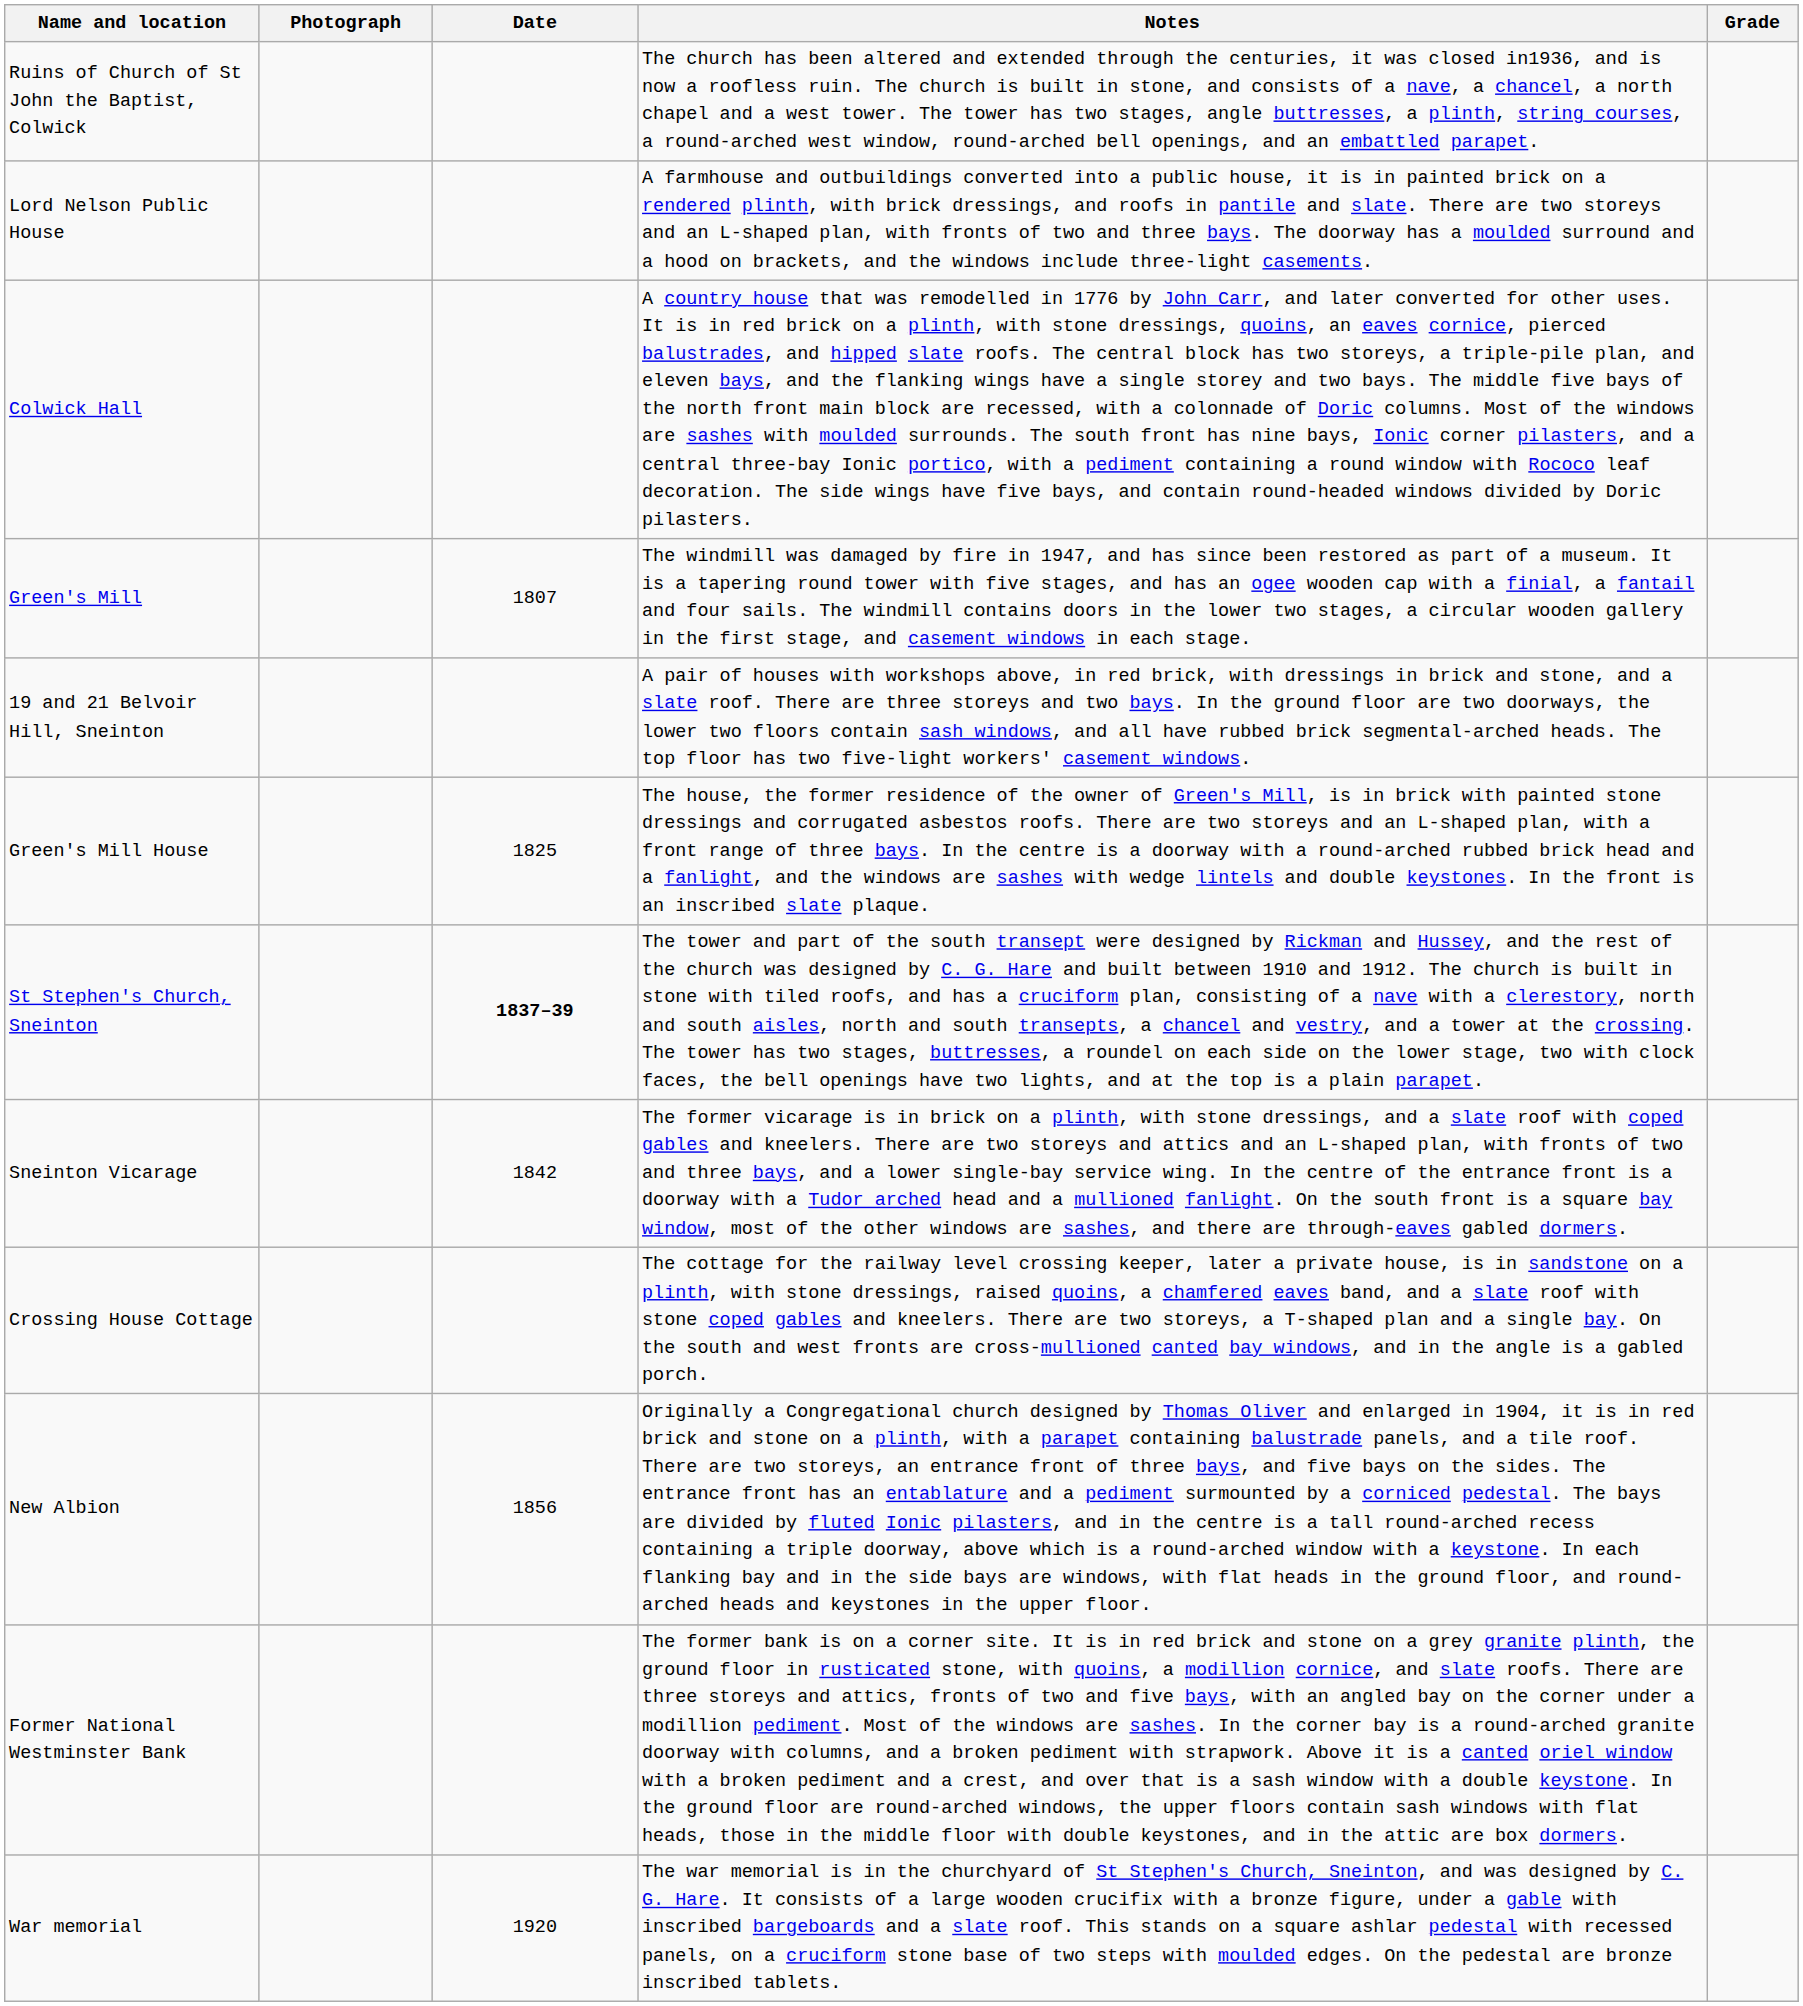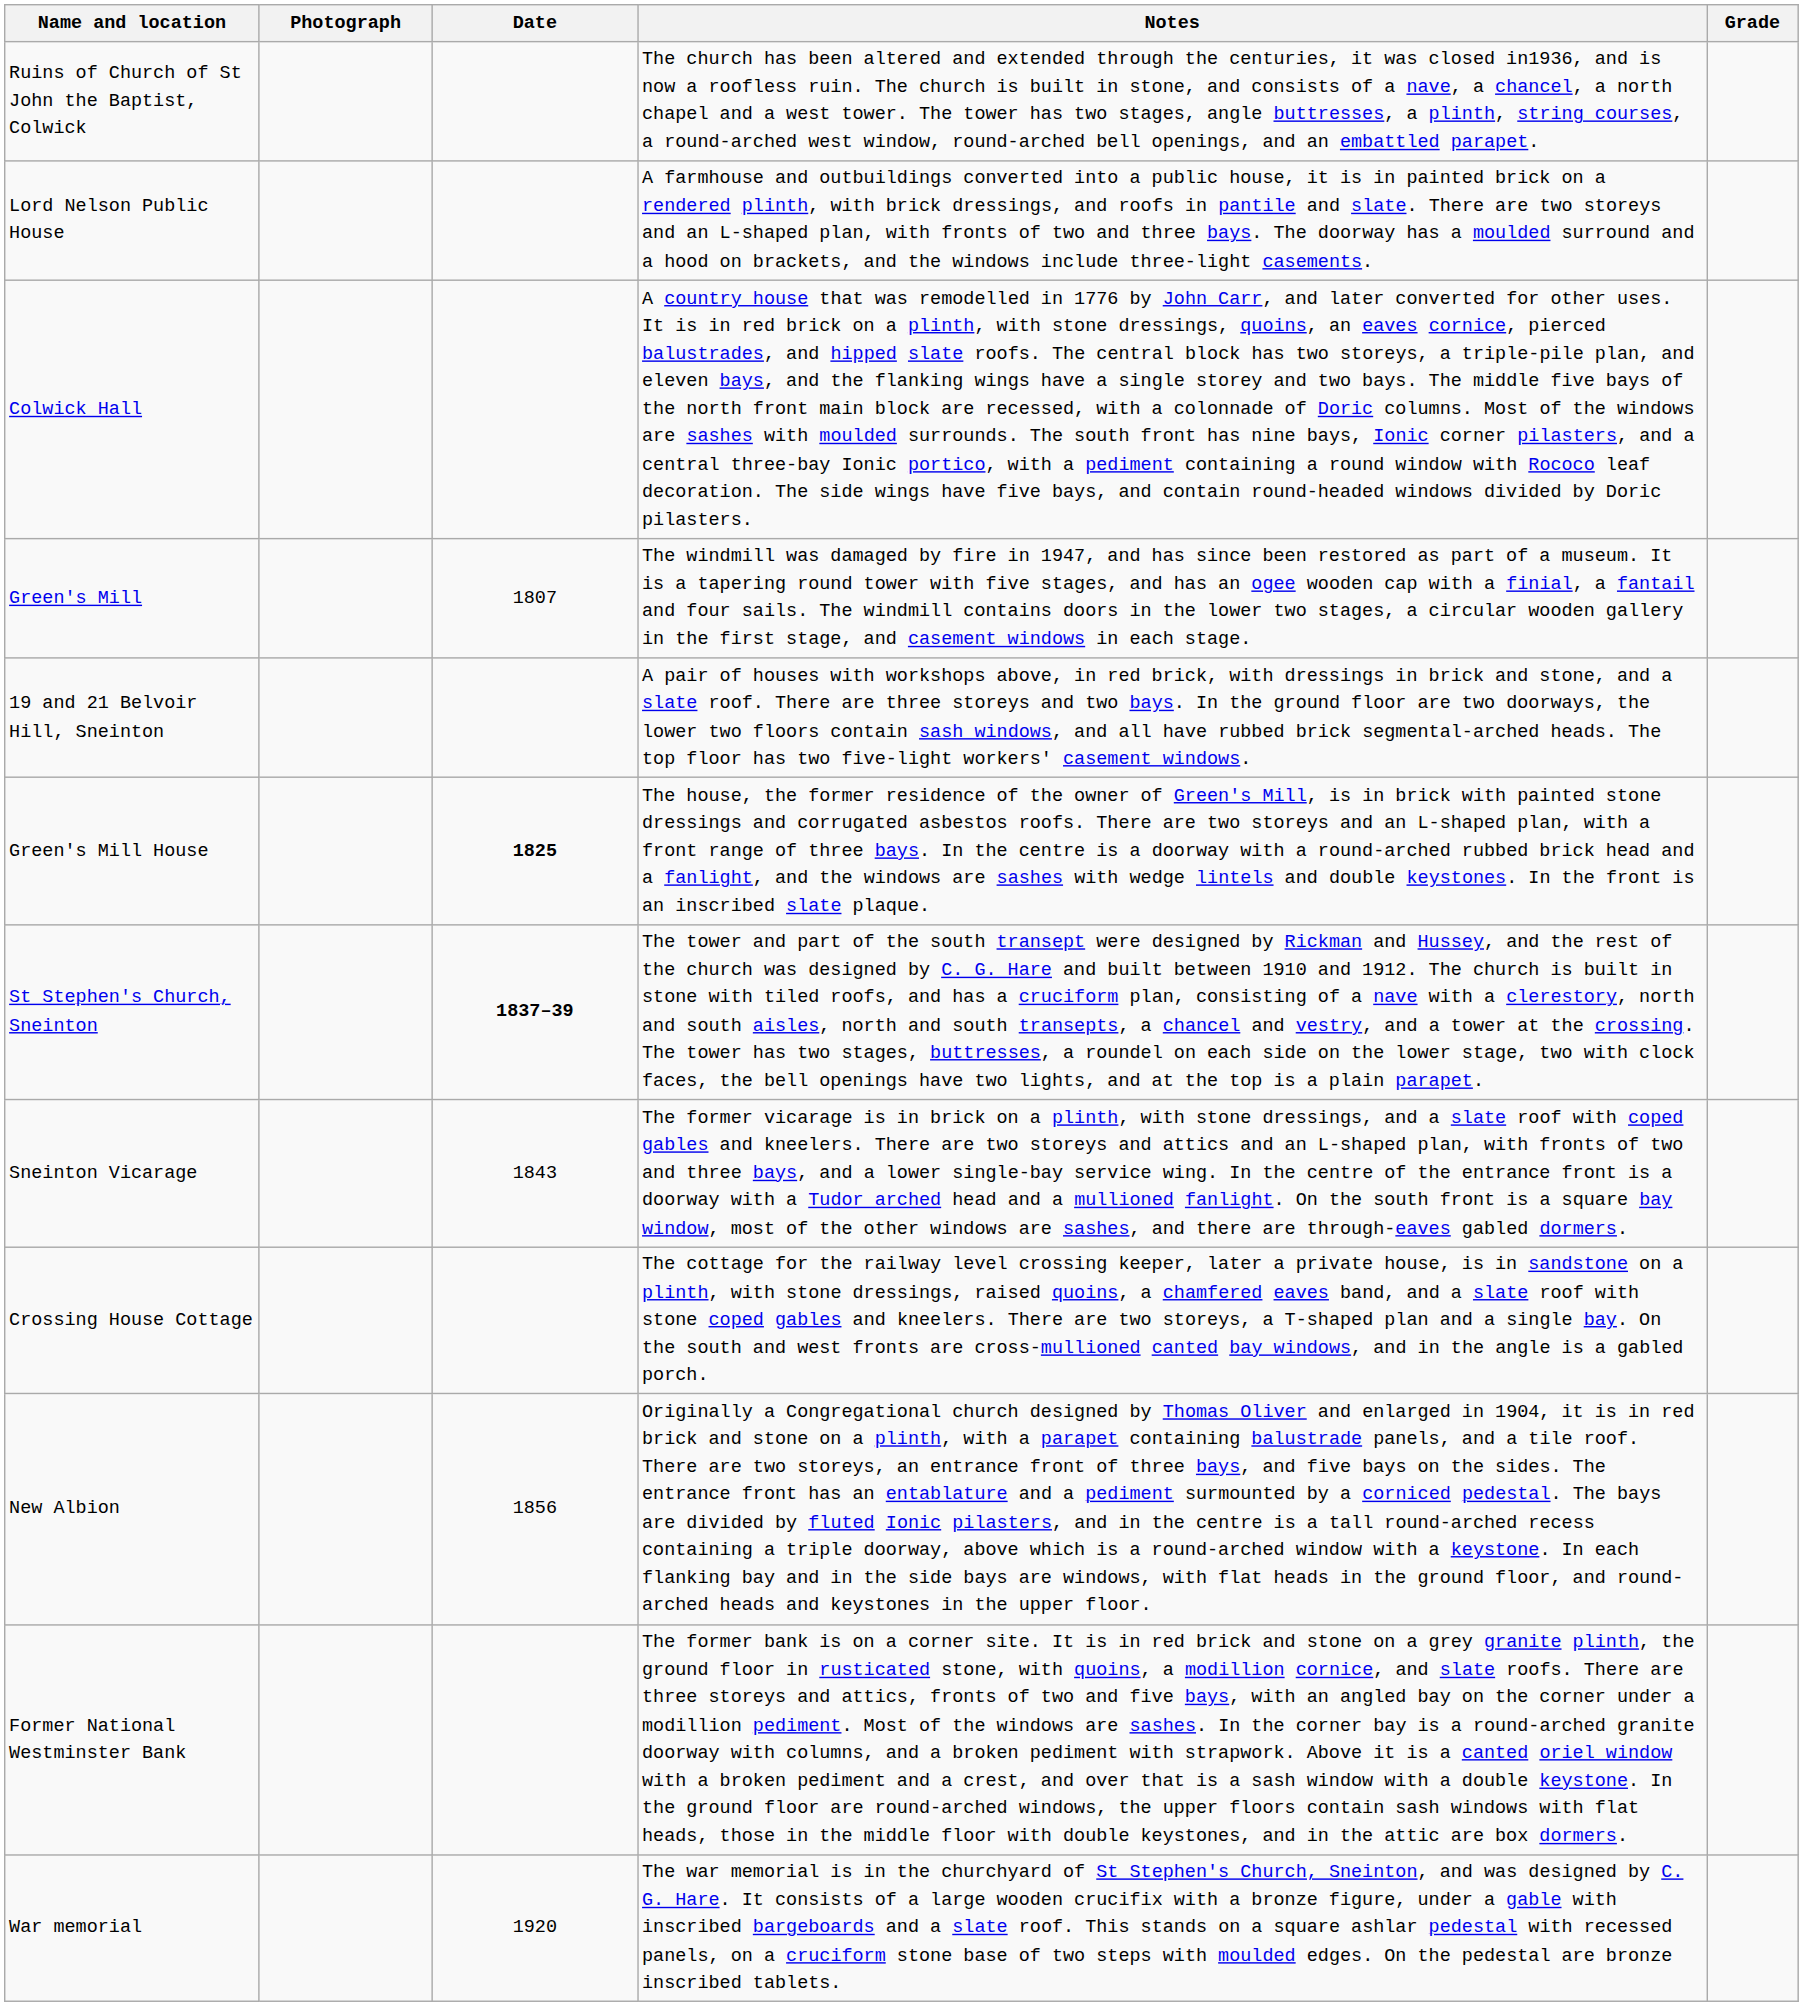(535, 851) normal -> (535, 851) bold
(535, 1173) 1842 -> (535, 1173) 1843
